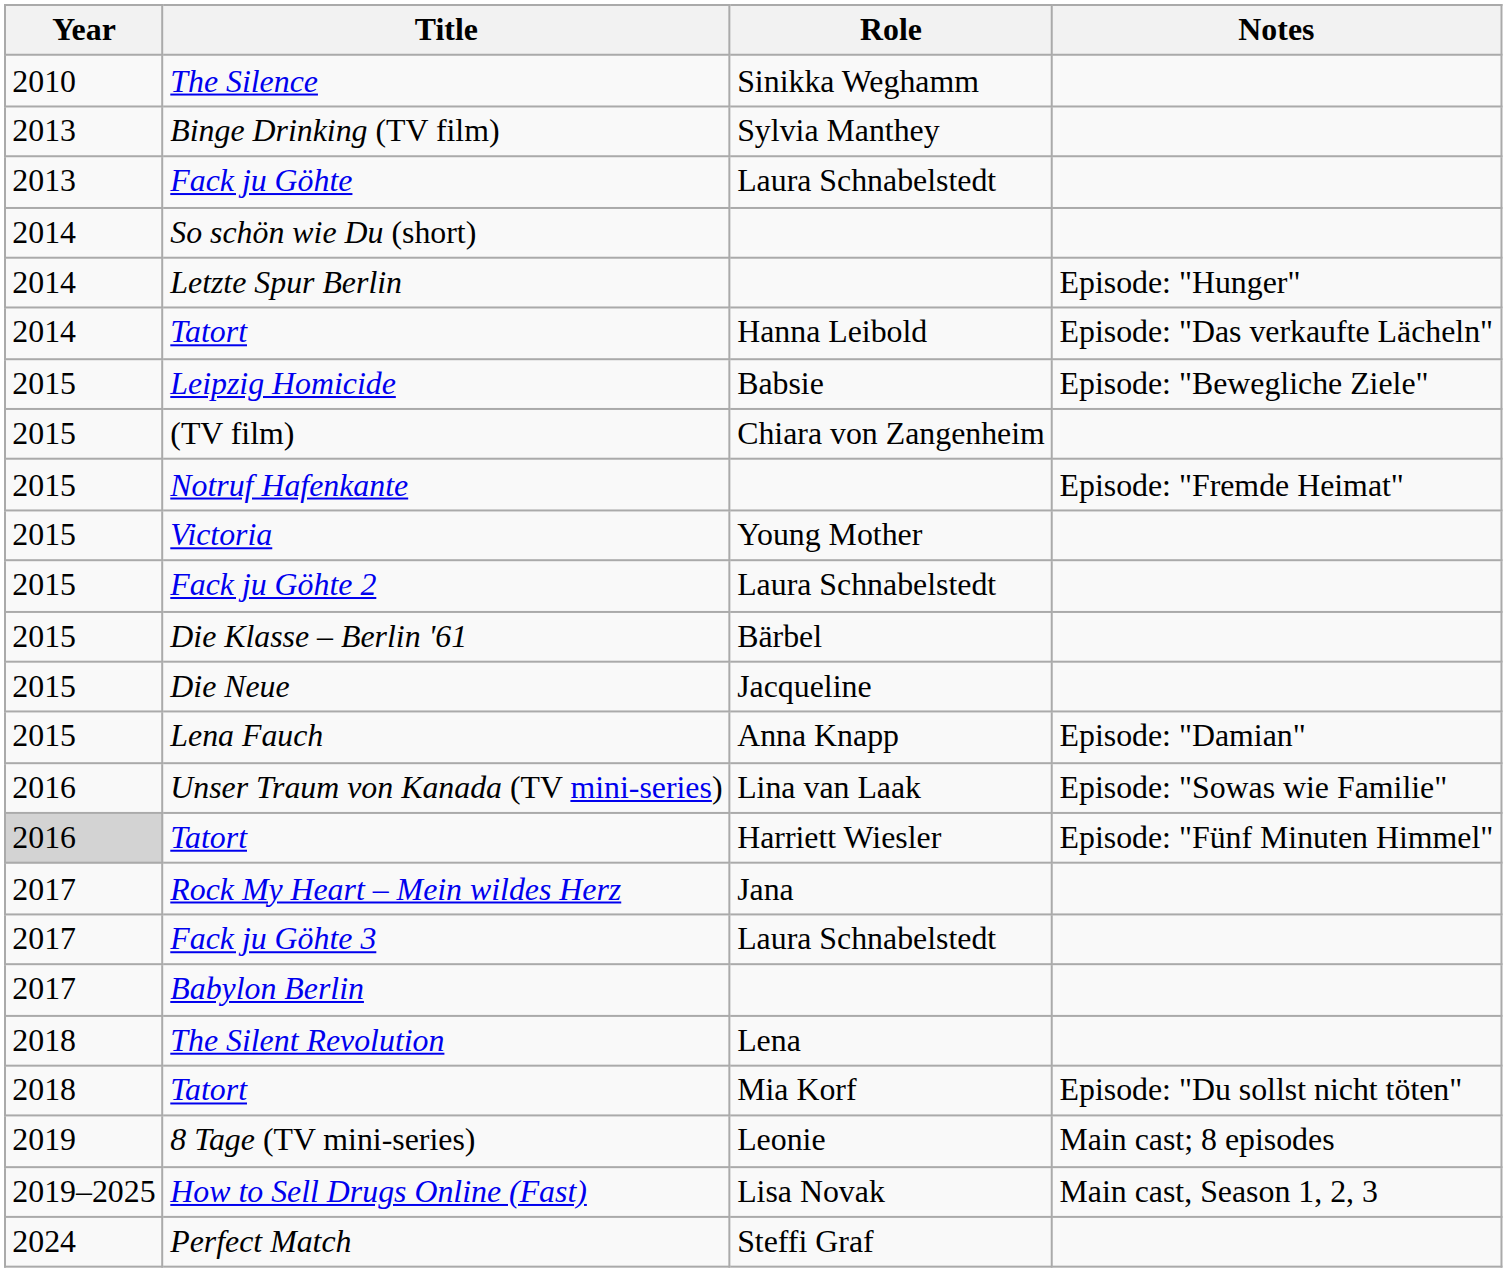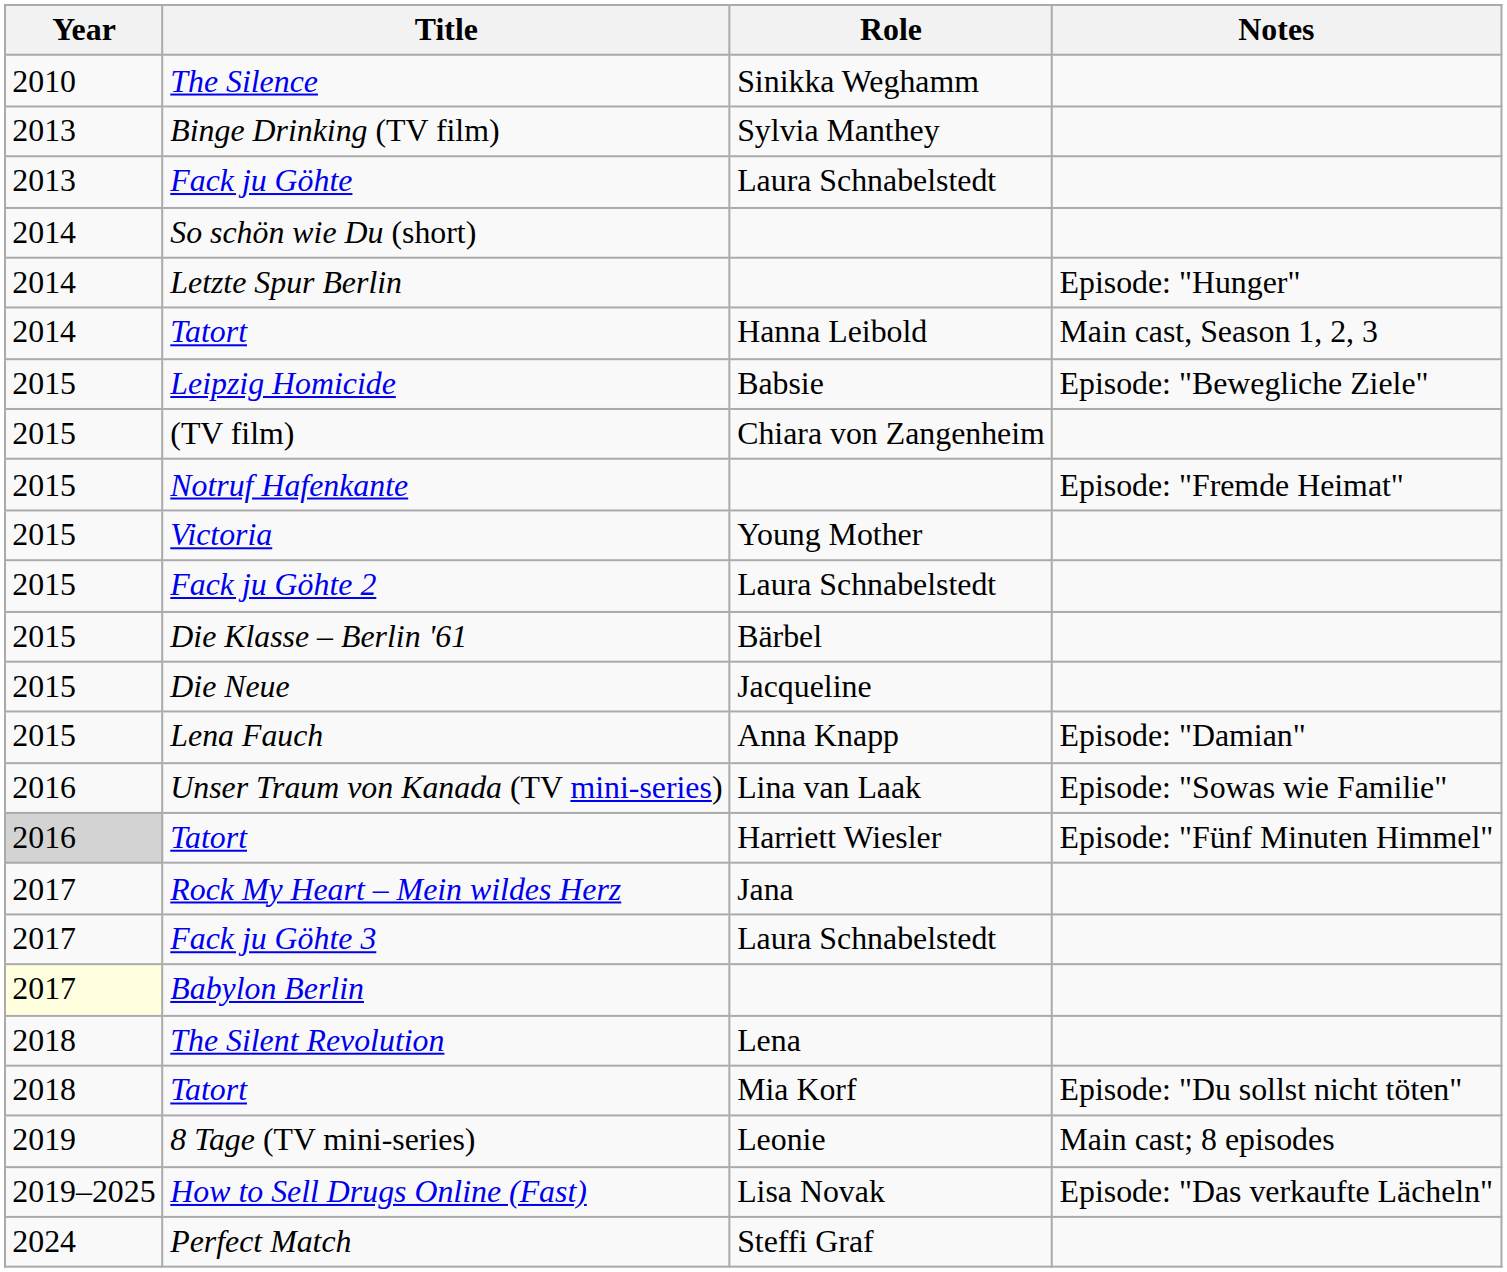(1276, 332) Episode: "Das verkaufte Lächeln" -> (1219, 332) Main cast, Season 1, 2, 3
(44, 989) no background -> (44, 989) lightyellow background
(1219, 1191) Main cast, Season 1, 2, 3 -> (1276, 1191) Episode: "Das verkaufte Lächeln"
